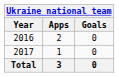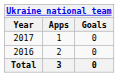rows swapped: (24, 38) <-> (24, 52)
